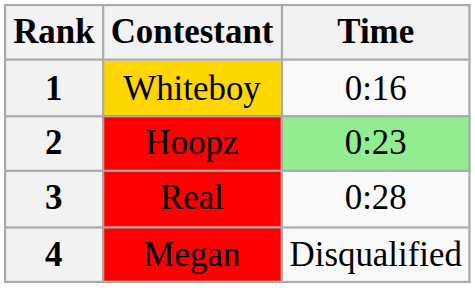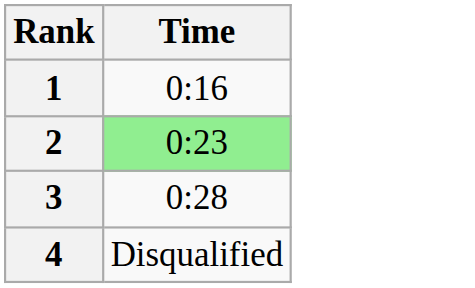- column: (192, 32)
